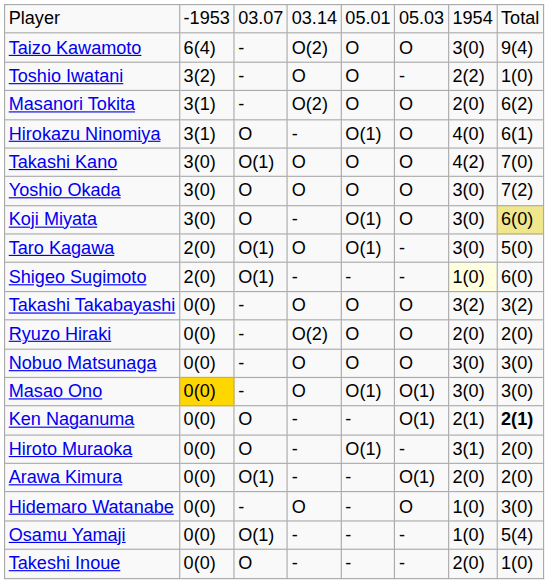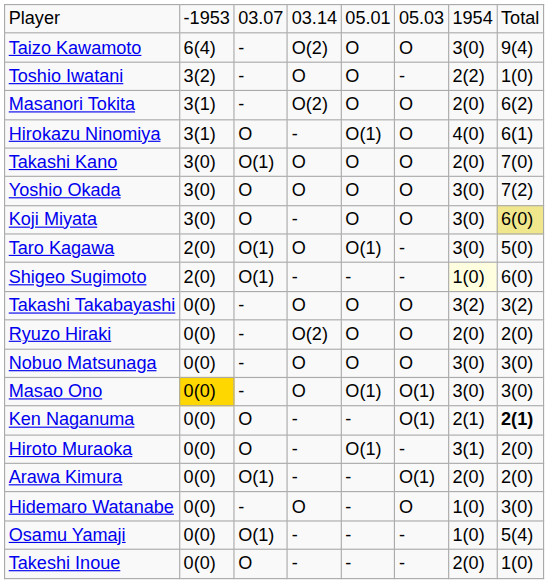(469, 162) 4(2) -> (469, 162) 2(0)
(363, 219) O(1) -> (352, 219) O
